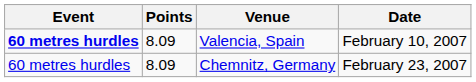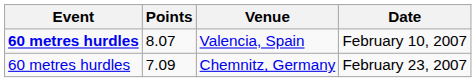(161, 41) 8.09 -> (161, 41) 8.07
(161, 65) 8.09 -> (161, 65) 7.09
